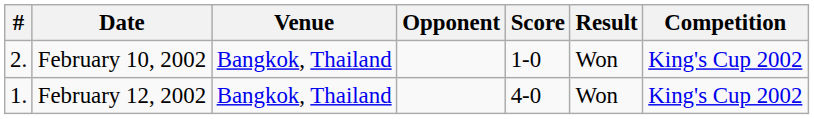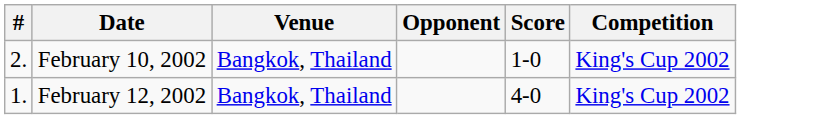- column: (607, 22)
